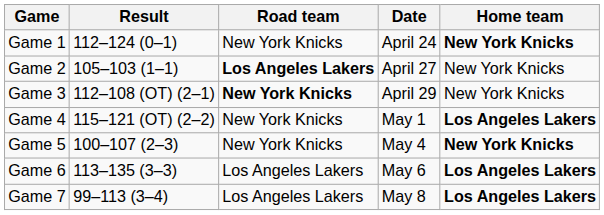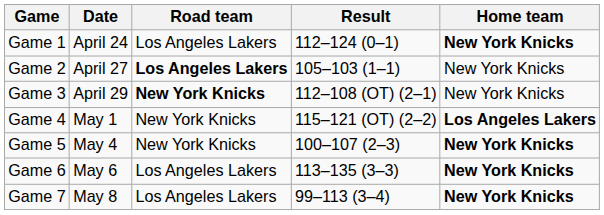columns swapped: (409, 17) <-> (144, 17)
(282, 42) New York Knicks -> (206, 42) Los Angeles Lakers
(520, 171) Los Angeles Lakers -> (509, 171) New York Knicks
(520, 196) Los Angeles Lakers -> (509, 196) New York Knicks
